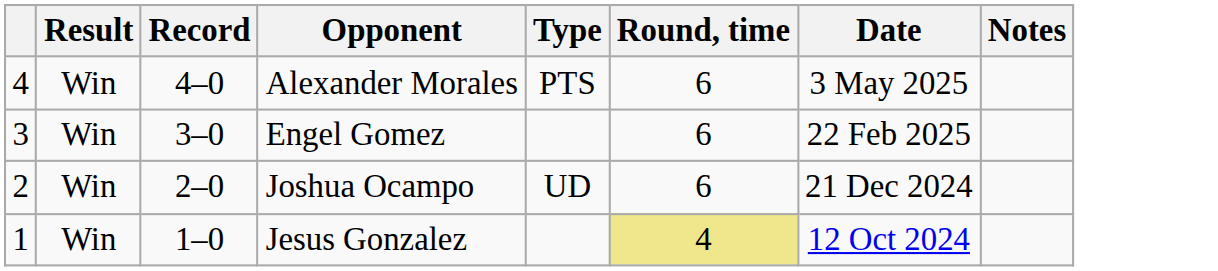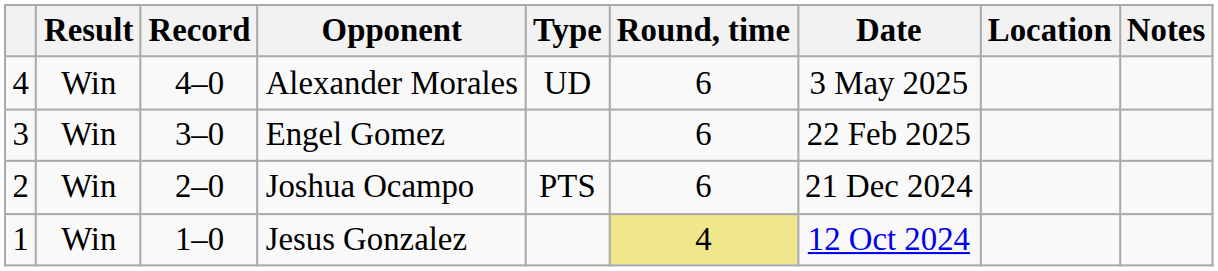+ column: (1050, 30)
(567, 82) PTS -> (567, 82) UD
(567, 186) UD -> (567, 186) PTS
